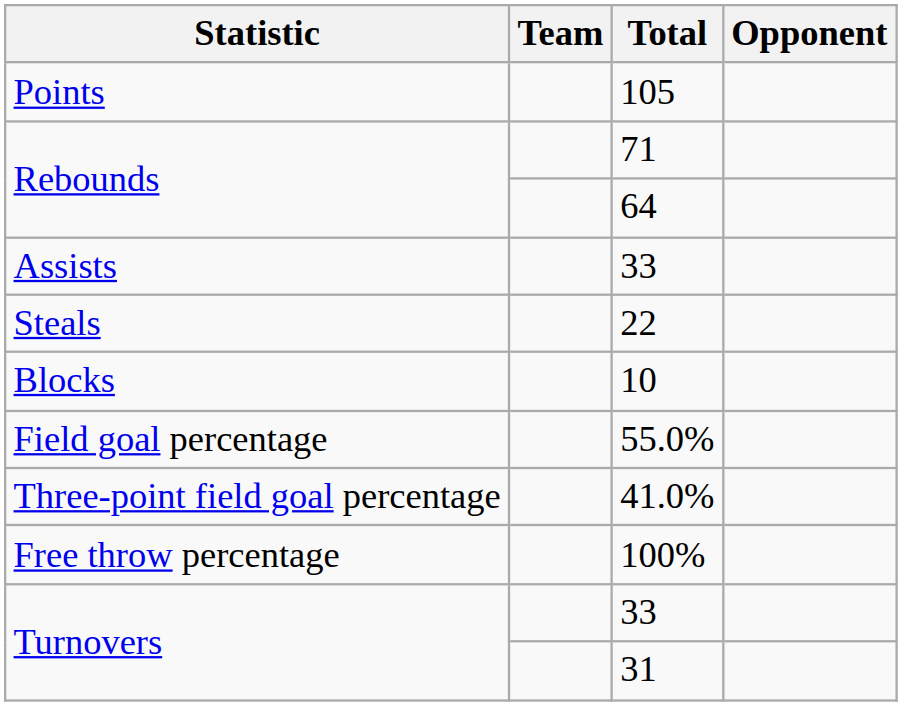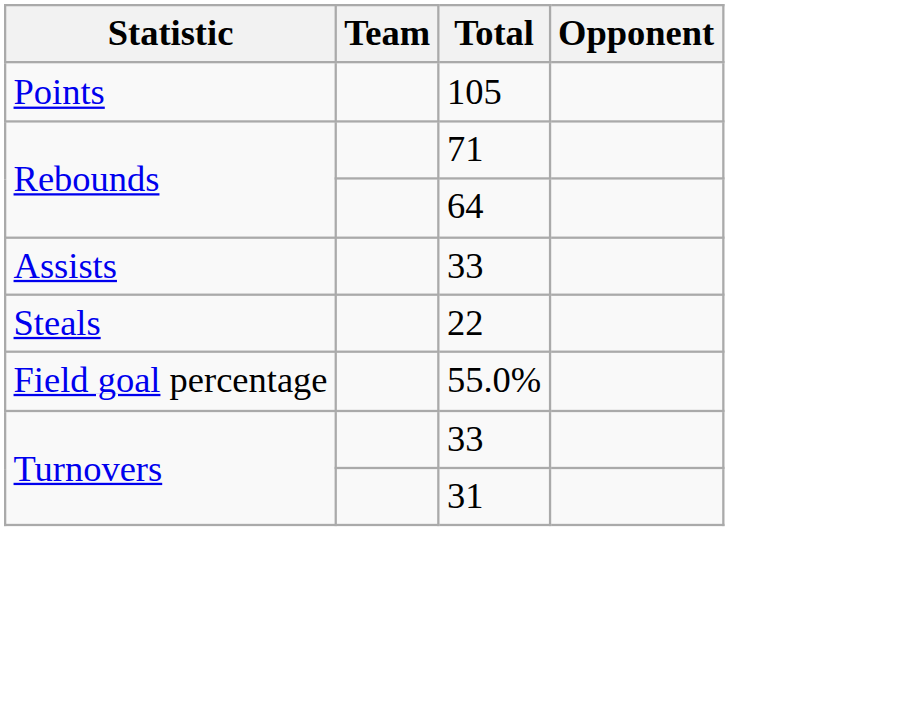- row: (64, 380)
- row: (257, 496)
- row: (177, 554)
